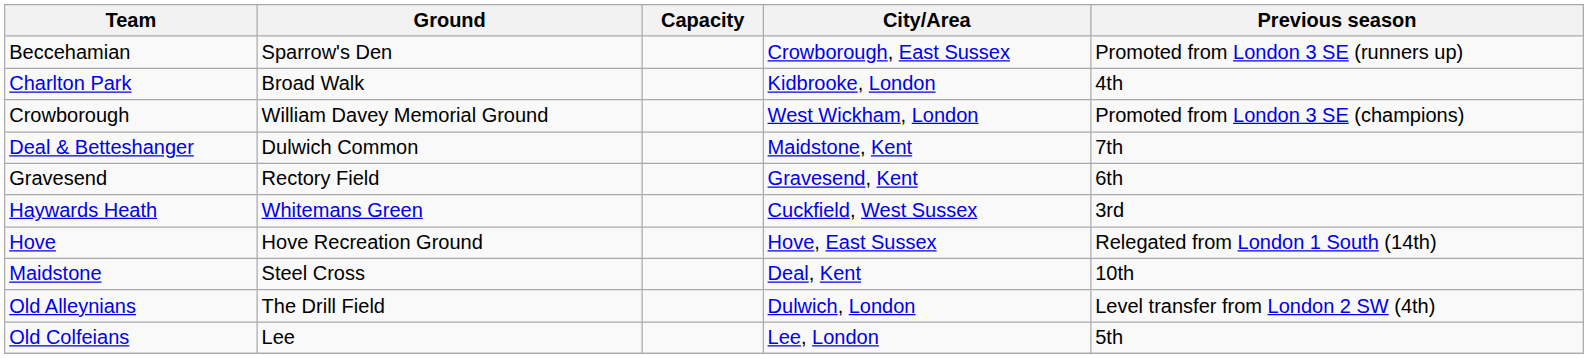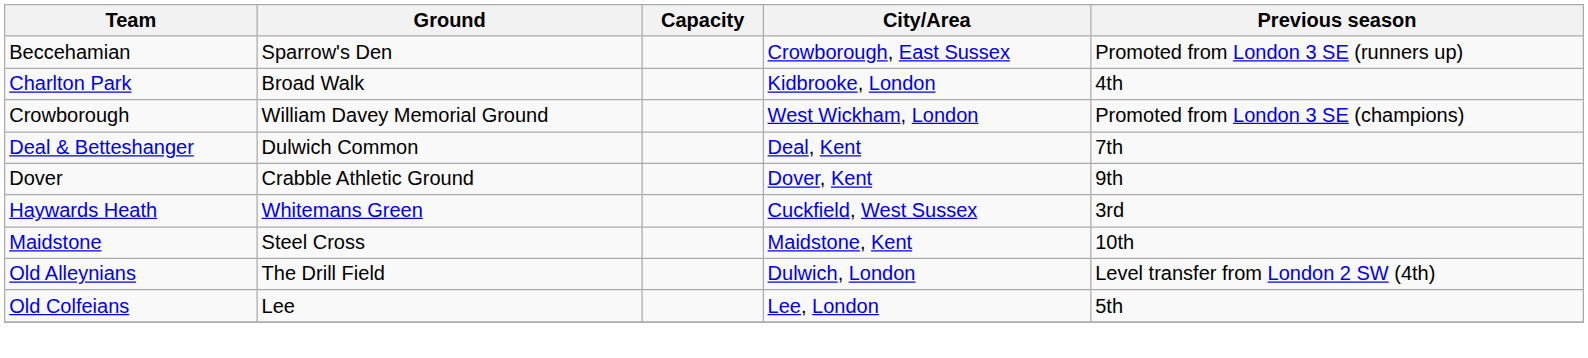(840, 147) Maidstone, Kent -> (814, 147) Deal, Kent
+ row: (36, 178)
- row: (58, 178)
- row: (33, 242)
(814, 274) Deal, Kent -> (840, 242) Maidstone, Kent
